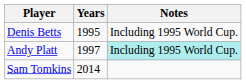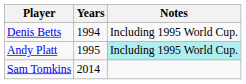(88, 32) 1995 -> (88, 32) 1994
(88, 50) 1997 -> (88, 50) 1995
